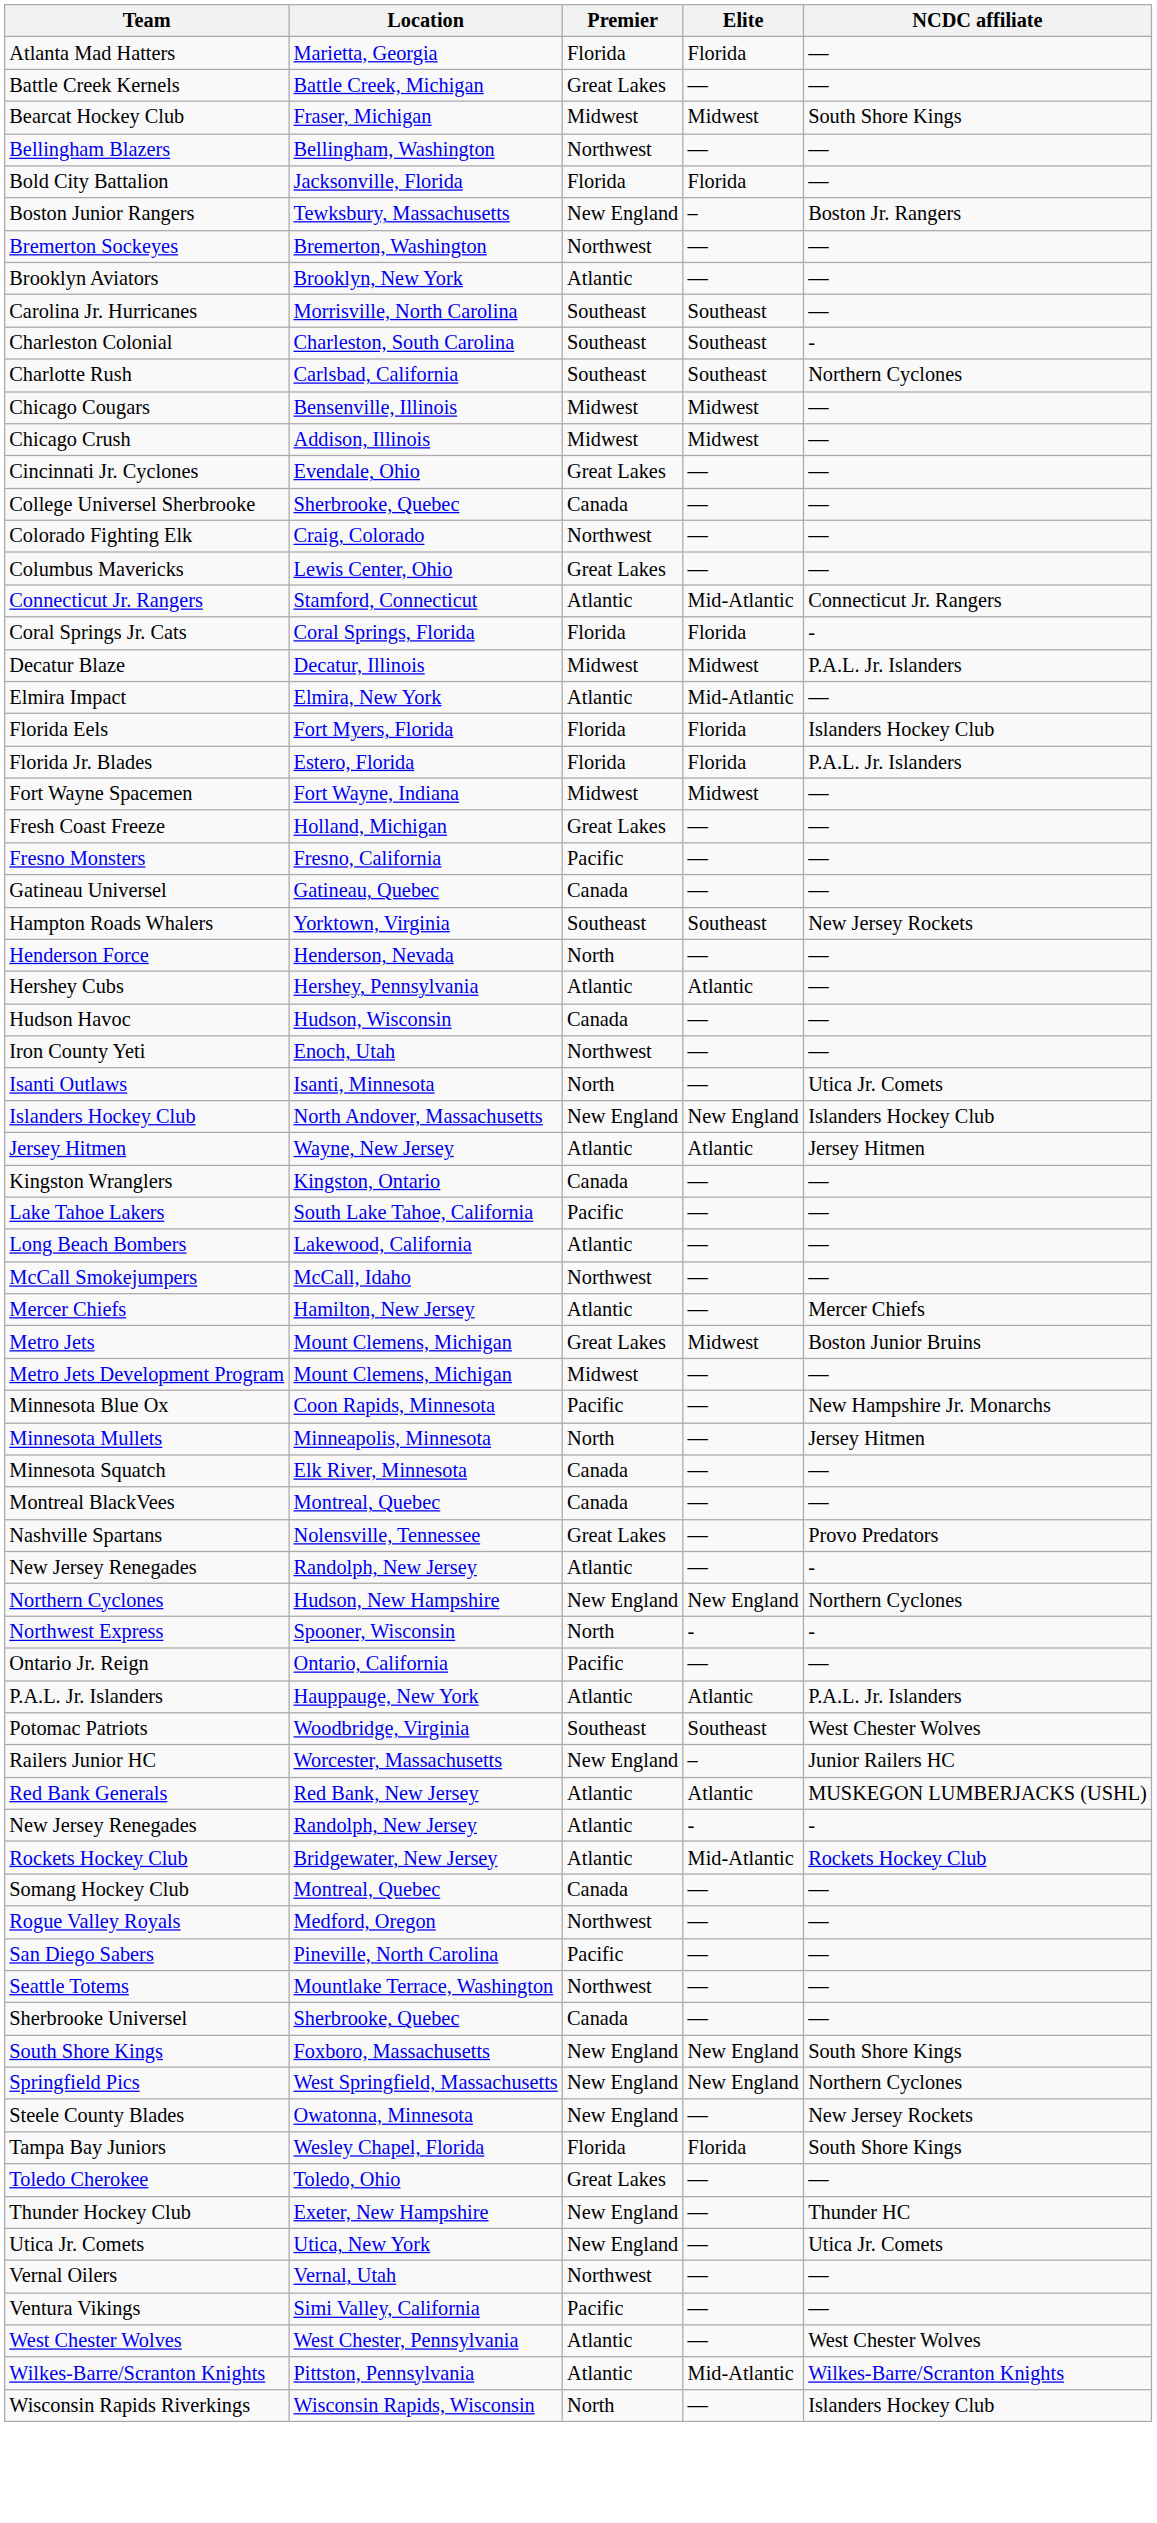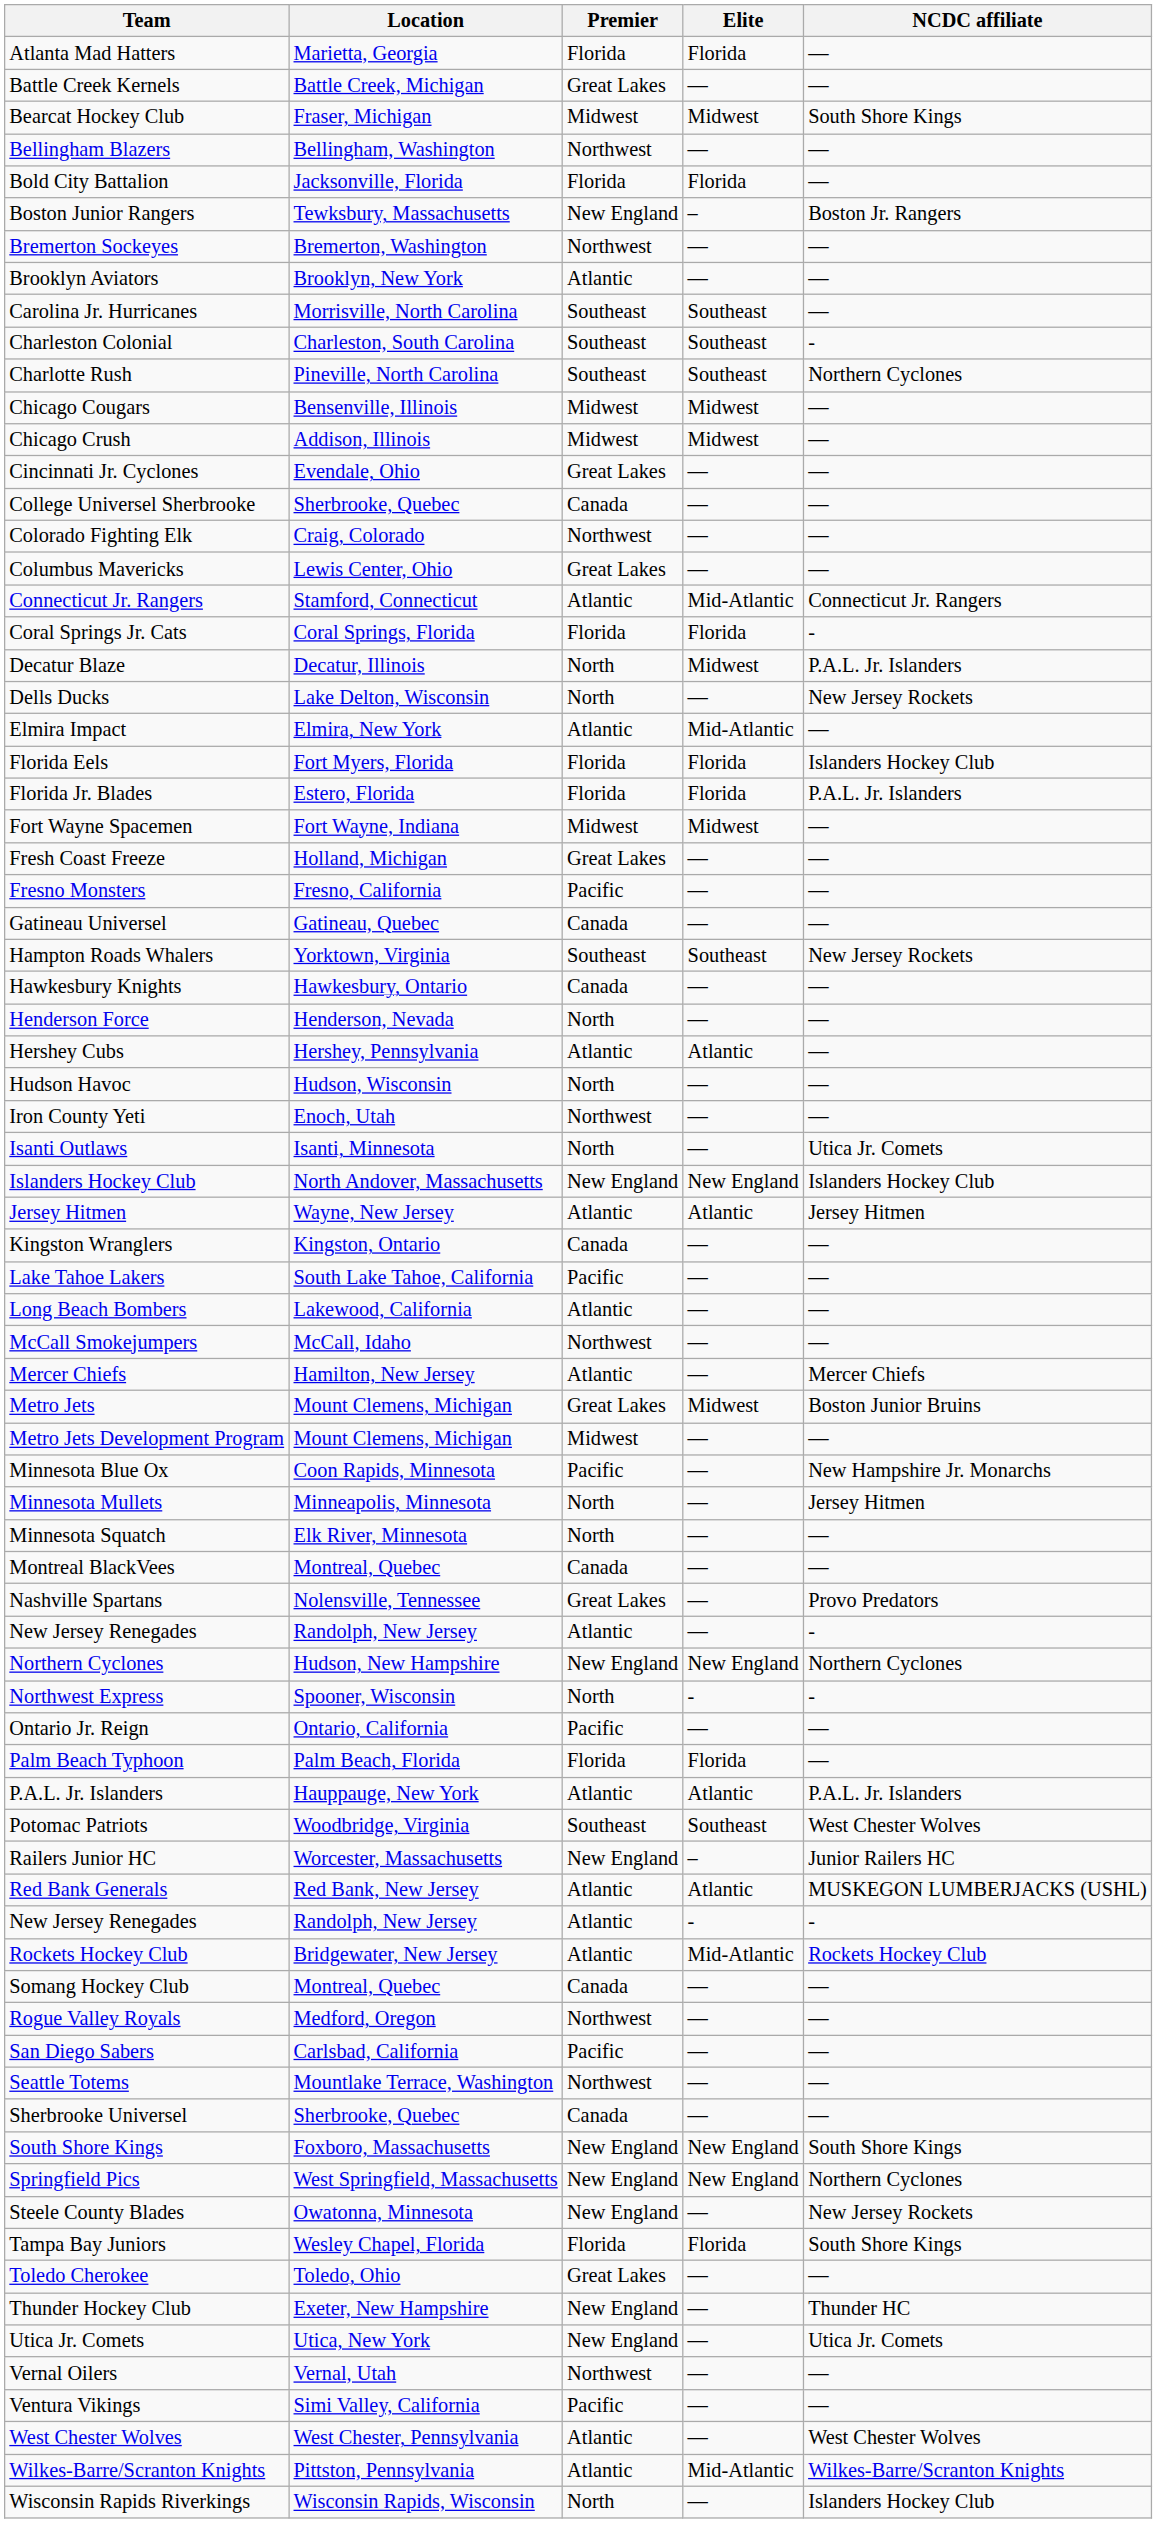(376, 375) Carlsbad, California -> (396, 375) Pineville, North Carolina
(603, 665) Midwest -> (591, 665) North
+ row: (59, 697)
+ row: (95, 987)
(598, 1019) Canada -> (591, 1084) North
(598, 1470) Canada -> (591, 1535) North
+ row: (96, 1760)
(396, 1954) Pineville, North Carolina -> (376, 2050) Carlsbad, California
